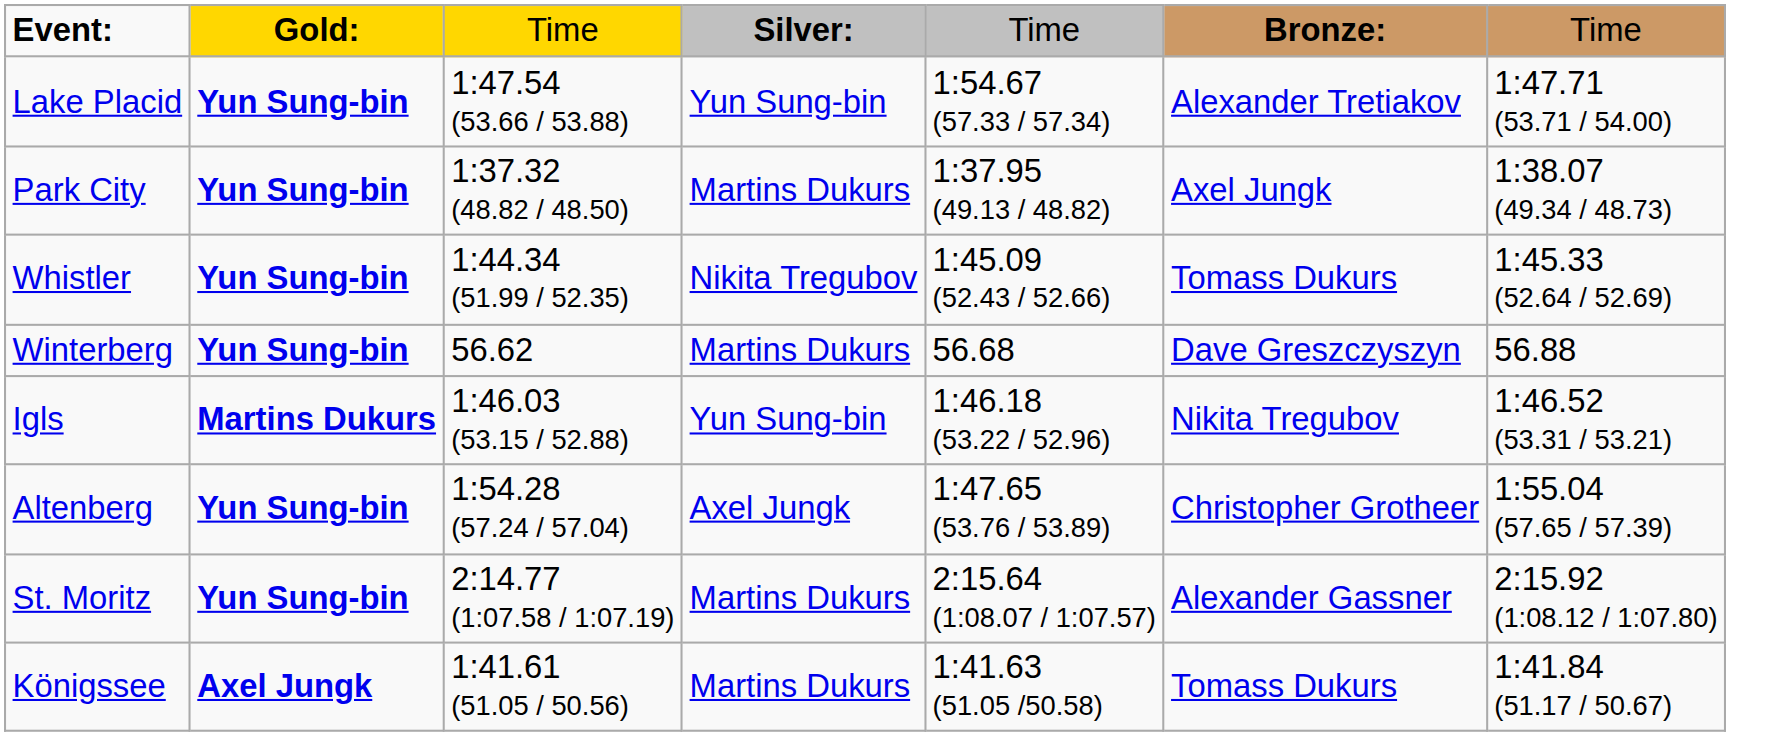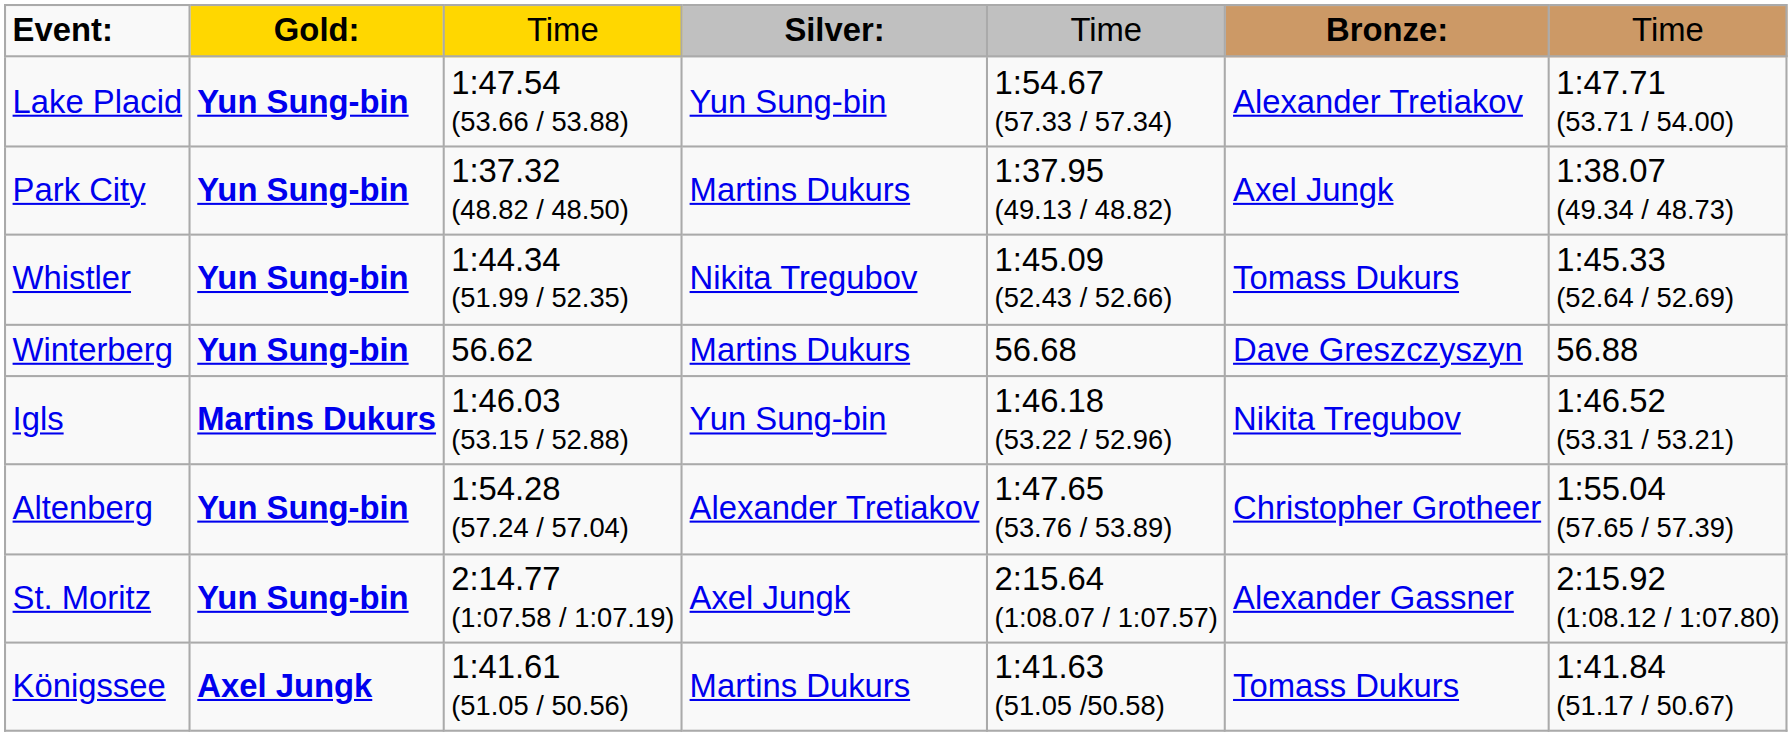(770, 508) Axel Jungk -> (835, 508) Alexander Tretiakov
(800, 597) Martins Dukurs -> (770, 597) Axel Jungk
